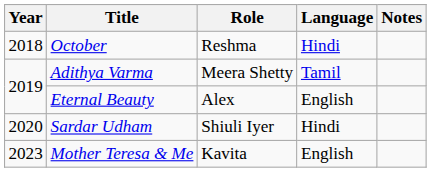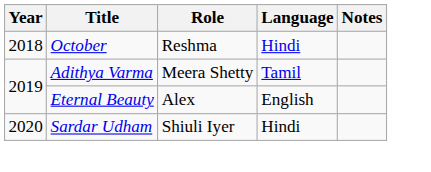- row: (122, 153)
